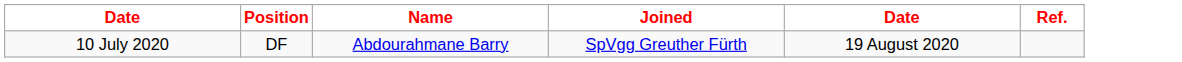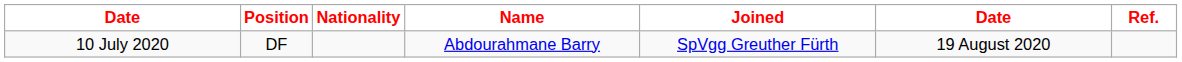+ column: (358, 18)
